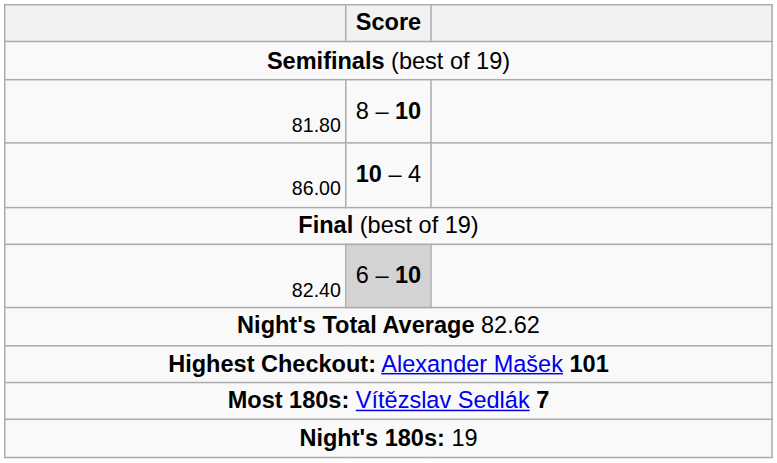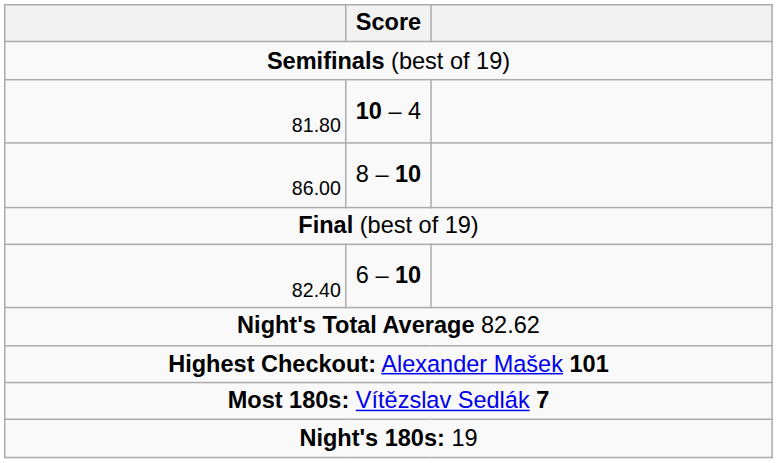(388, 110) 8 – 10 -> (388, 110) 10 – 4
(388, 174) 10 – 4 -> (388, 174) 8 – 10
(388, 275) lightgrey background -> (388, 275) no background
